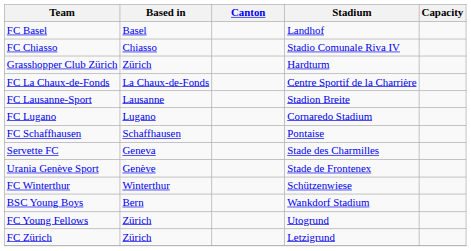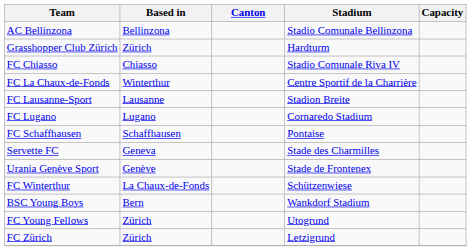- row: (27, 30)
+ row: (39, 30)
rows swapped: (32, 47) <-> (62, 64)
(166, 82) La Chaux-de-Fonds -> (146, 82) Winterthur
(146, 185) Winterthur -> (166, 185) La Chaux-de-Fonds
